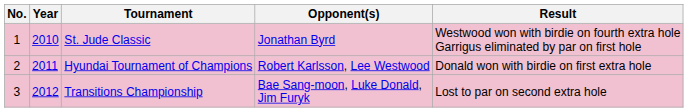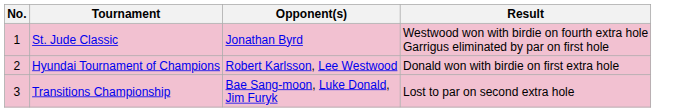- column: (45, 14)
